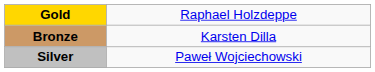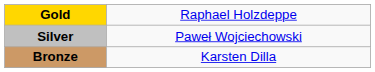rows swapped: (55, 57) <-> (55, 36)
